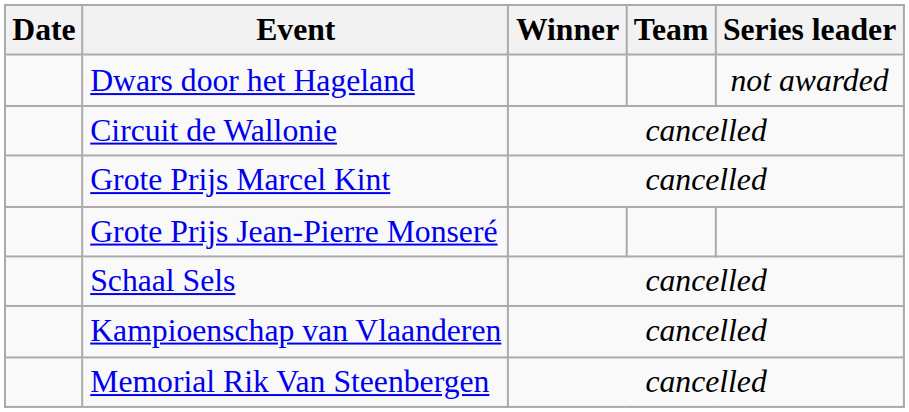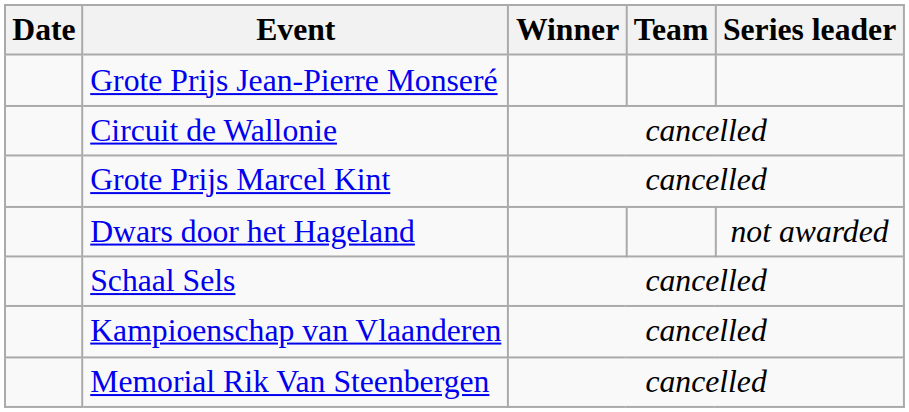rows swapped: (294, 230) <-> (253, 79)
